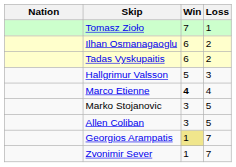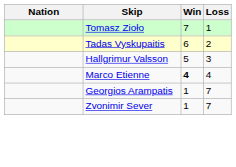- row: (131, 43)
- row: (124, 106)
- row: (115, 122)
(186, 138) khaki background -> (186, 91) no background
